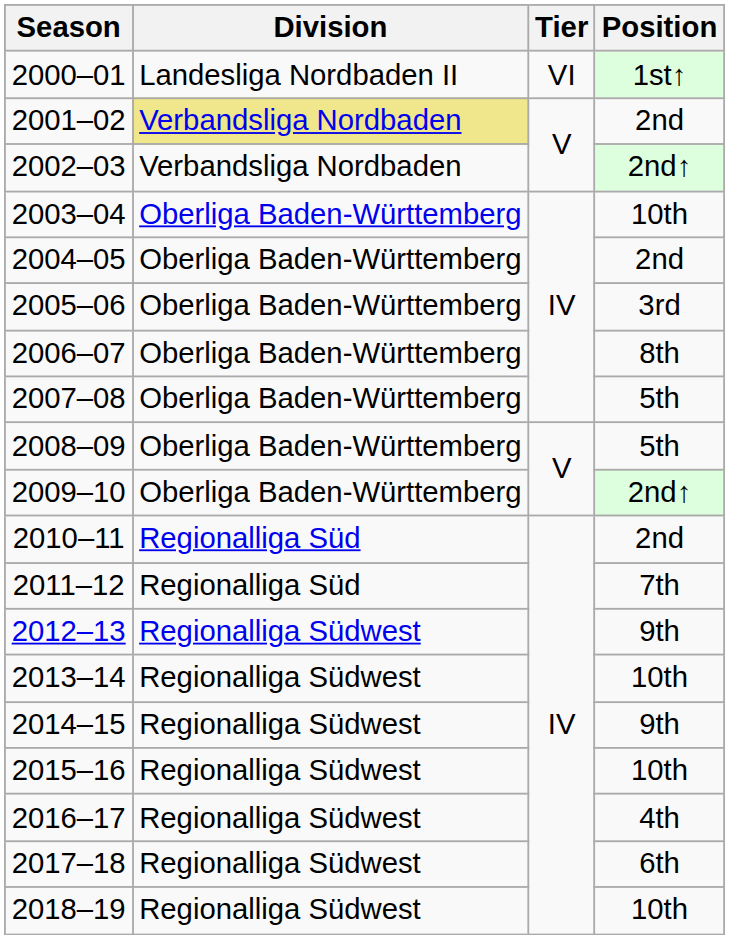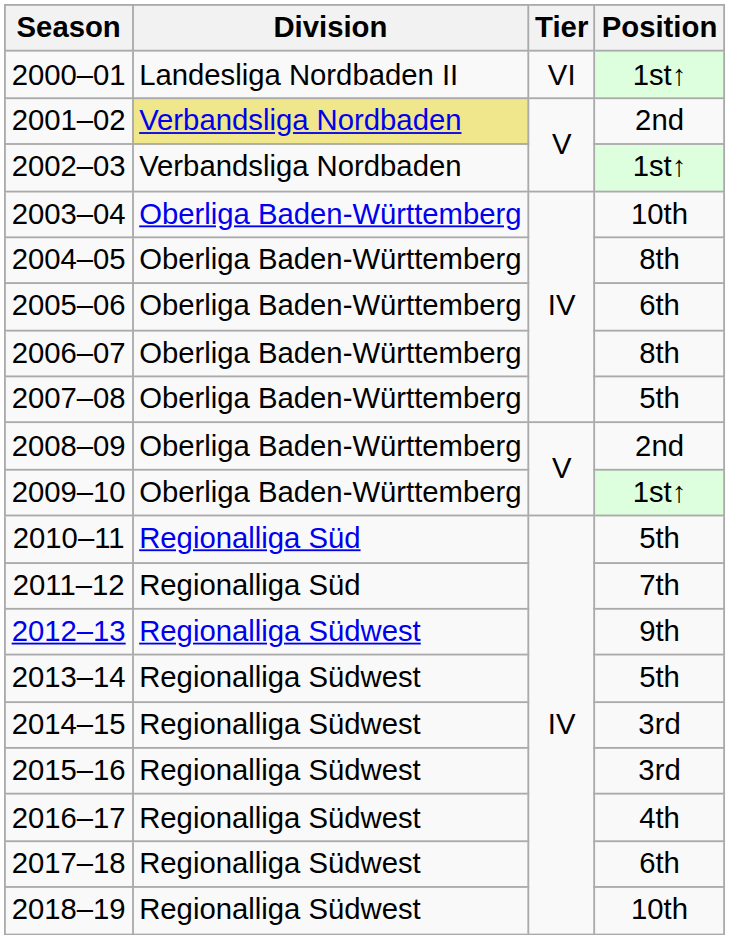(660, 167) 2nd↑ -> (660, 167) 1st↑
(660, 259) 2nd -> (660, 259) 8th
(660, 306) 3rd -> (660, 306) 6th
(660, 445) 5th -> (660, 445) 2nd
(660, 492) 2nd↑ -> (660, 492) 1st↑
(660, 538) 2nd -> (660, 538) 5th
(660, 677) 10th -> (660, 677) 5th
(660, 724) 9th -> (660, 724) 3rd
(660, 770) 10th -> (660, 770) 3rd
